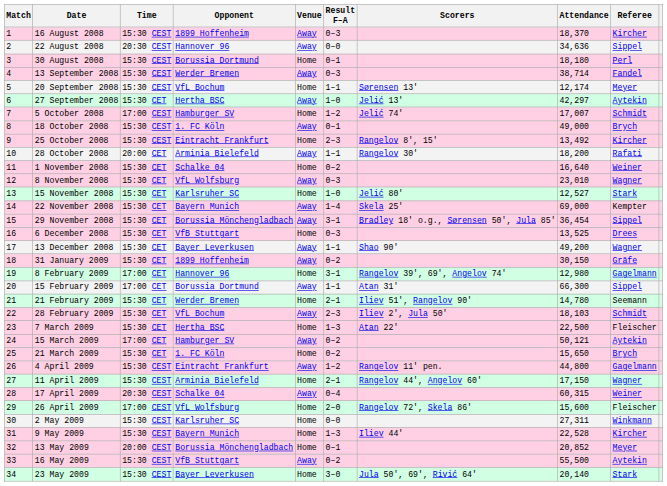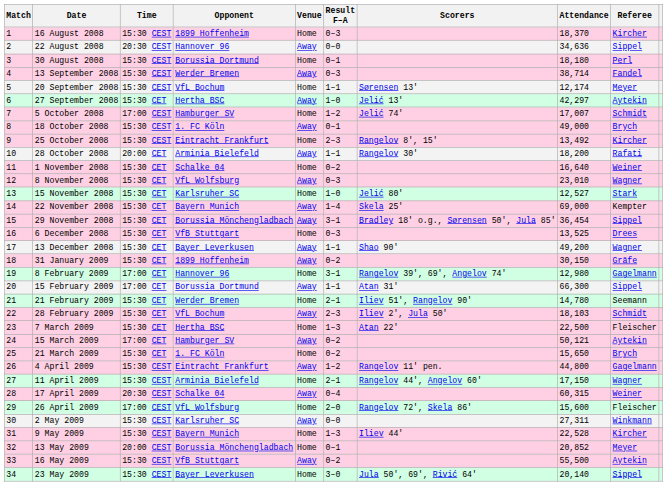(307, 34) Away -> (307, 34) Home
(307, 421) Home -> (307, 421) Away
(625, 474) Stark -> (627, 474) Sippel
